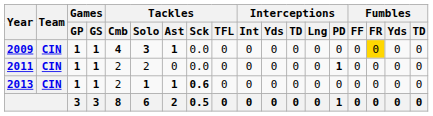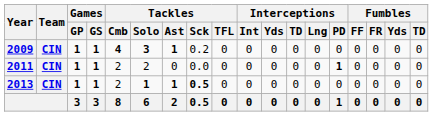(199, 49) 0.0 -> (199, 49) 0.2
(376, 49) gold background -> (376, 49) no background
(199, 85) 0.6 -> (199, 85) 0.5
